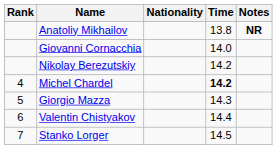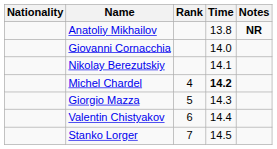columns swapped: (20, 13) <-> (175, 13)
(221, 65) 14.2 -> (221, 65) 14.1
